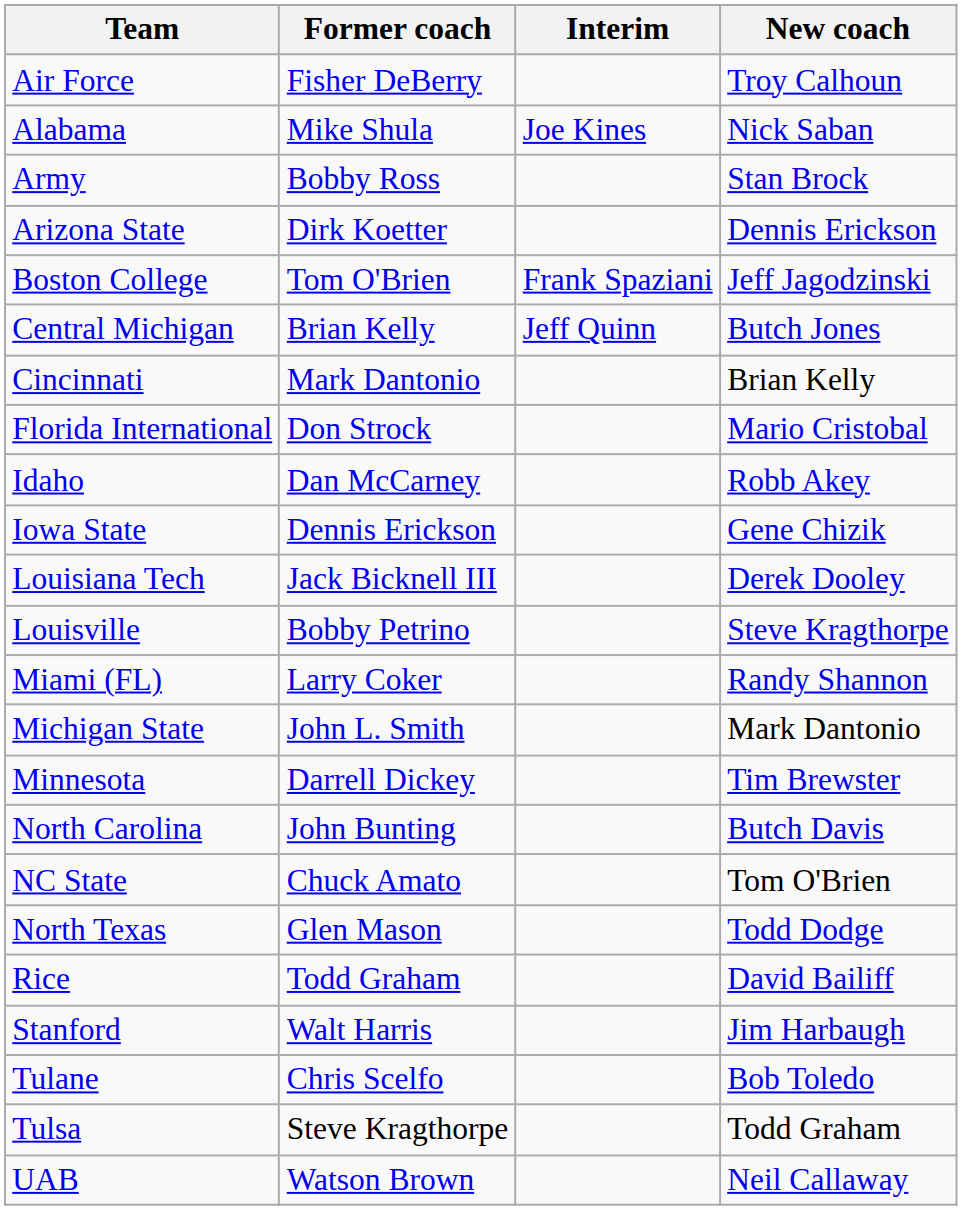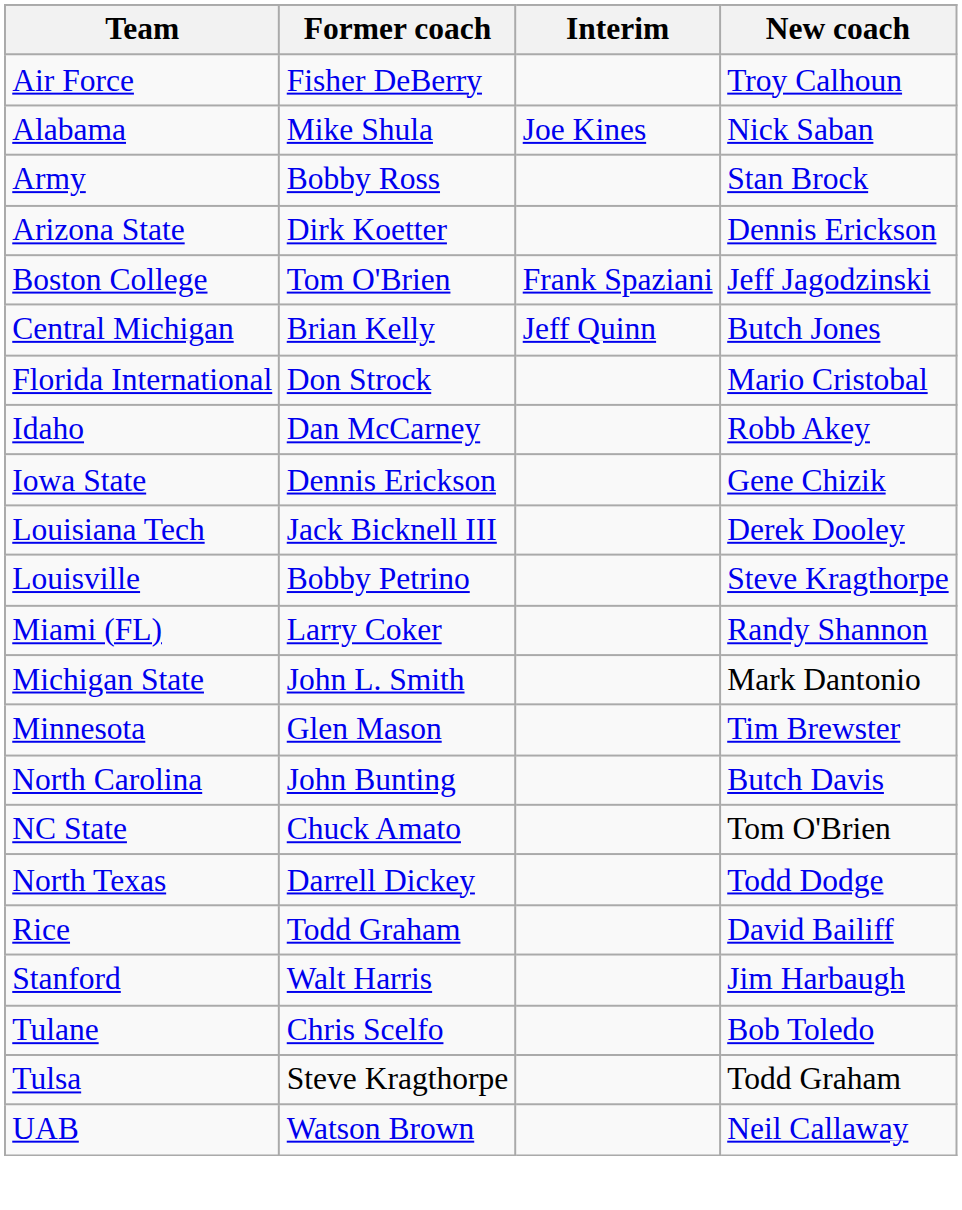- row: (78, 379)
(381, 779) Darrell Dickey -> (364, 729) Glen Mason
(364, 929) Glen Mason -> (381, 879) Darrell Dickey
